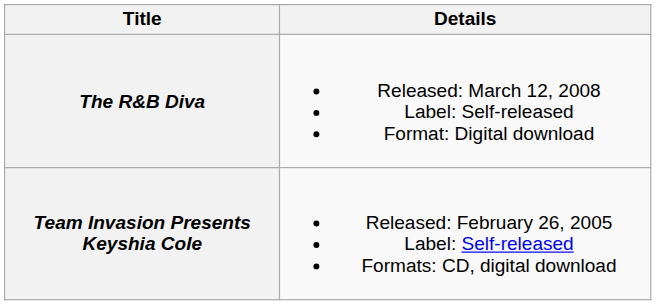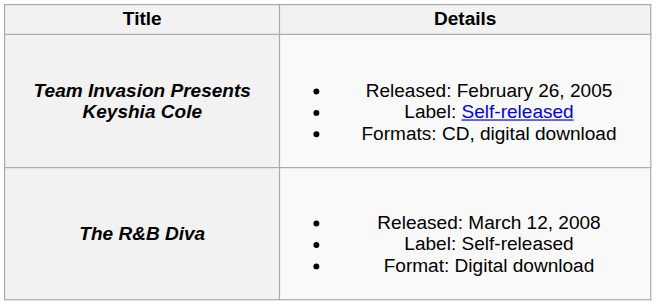rows swapped: (142, 233) <-> (142, 100)
